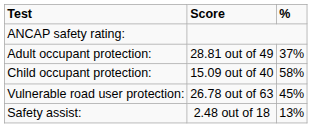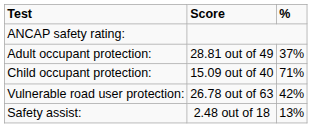(292, 73) 58% -> (292, 73) 71%
(292, 93) 45% -> (292, 93) 42%
